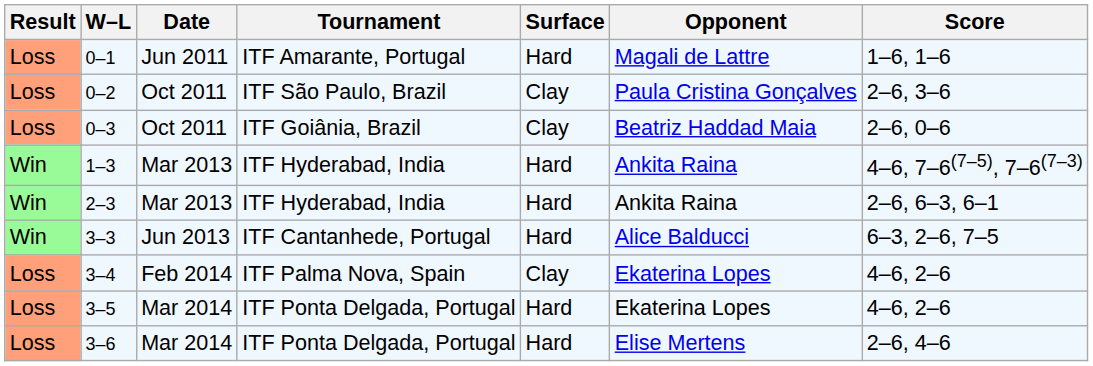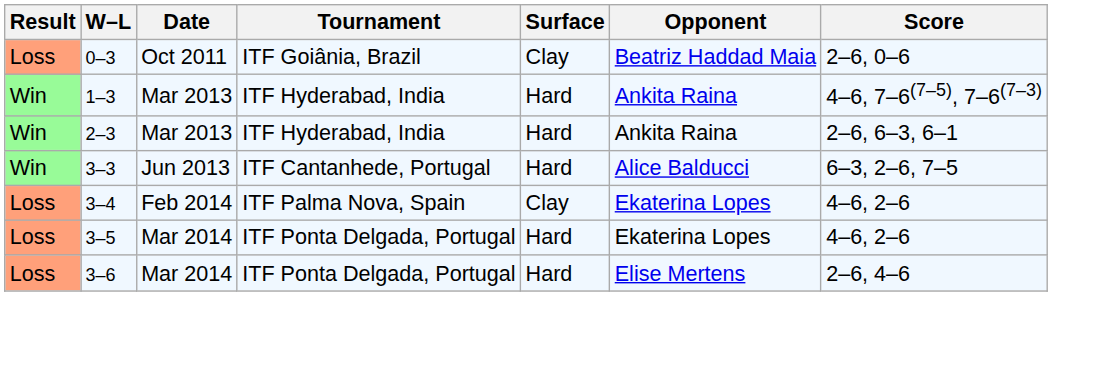- row: (101, 57)
- row: (101, 92)
